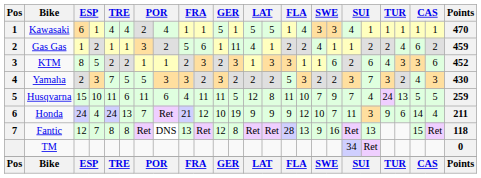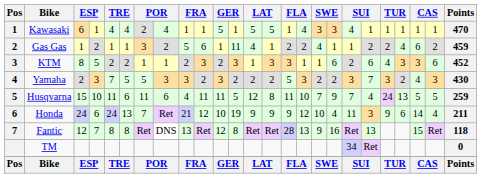(97, 113) 4 -> (97, 113) 6
(334, 113) 7 -> (334, 113) 4
